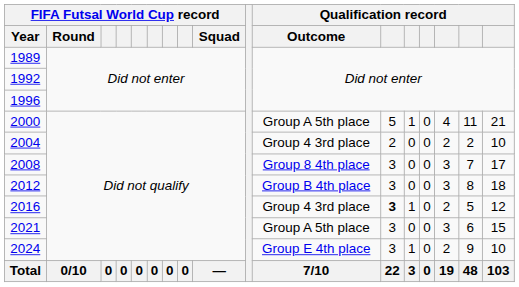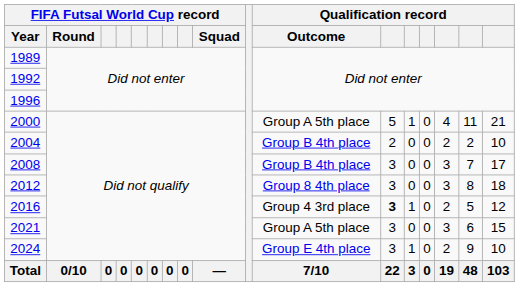(316, 143) Group 4 3rd place -> (316, 143) Group B 4th place
(316, 164) Group 8 4th place -> (316, 164) Group B 4th place
(316, 185) Group B 4th place -> (316, 185) Group 8 4th place
